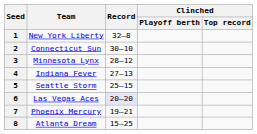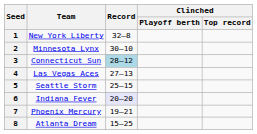(66, 49) Connecticut Sun -> (66, 49) Minnesota Lynx
(66, 61) Minnesota Lynx -> (66, 61) Connecticut Sun
(121, 61) no background -> (121, 61) lightblue background
(66, 74) Indiana Fever -> (66, 74) Las Vegas Aces
(66, 99) Las Vegas Aces -> (66, 99) Indiana Fever
